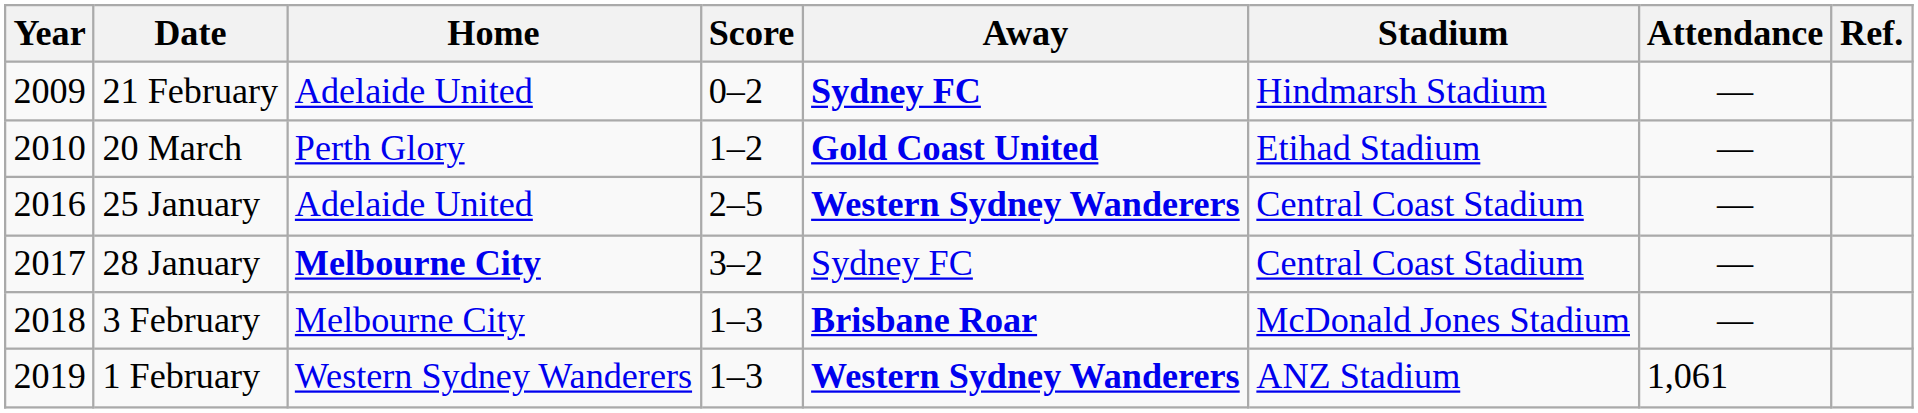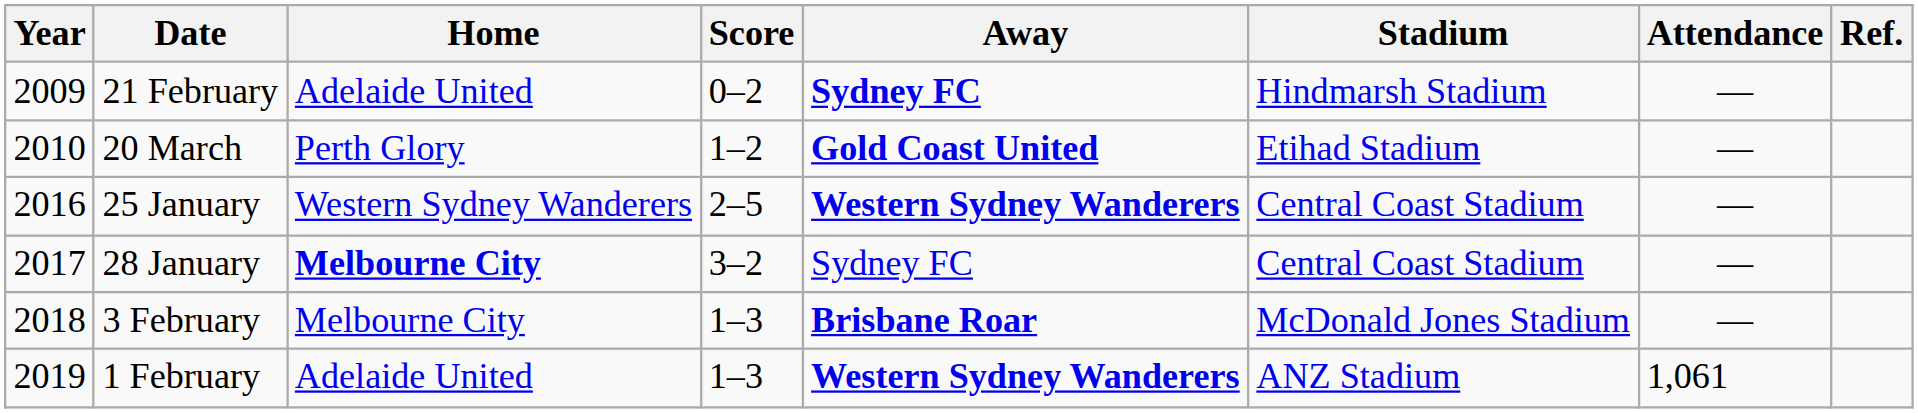(414, 205) Adelaide United -> (493, 205) Western Sydney Wanderers
(493, 377) Western Sydney Wanderers -> (414, 377) Adelaide United
